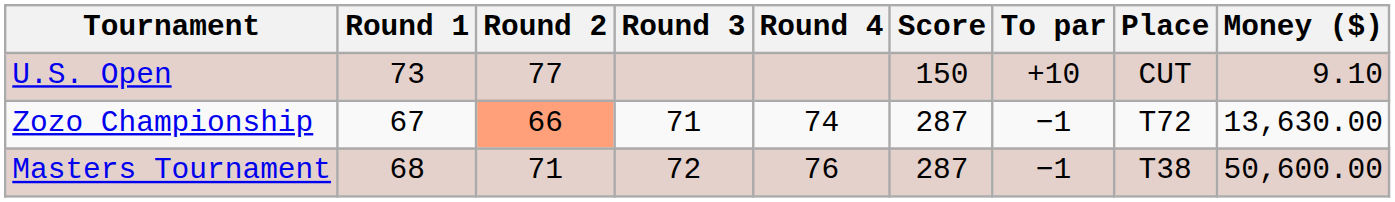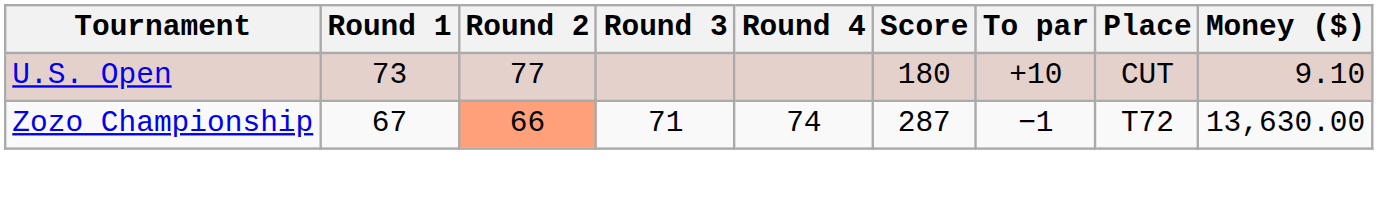(942, 77) 150 -> (924, 77) 180
- row: (172, 172)
